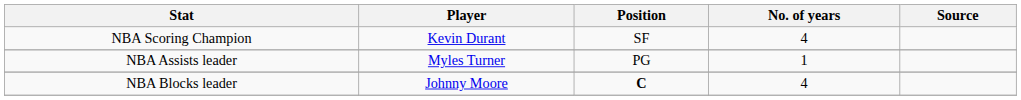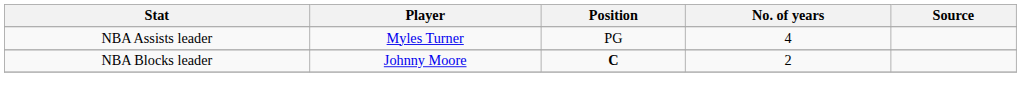- row: (182, 38)
(804, 60) 1 -> (788, 38) 4
(804, 83) 4 -> (788, 60) 2
